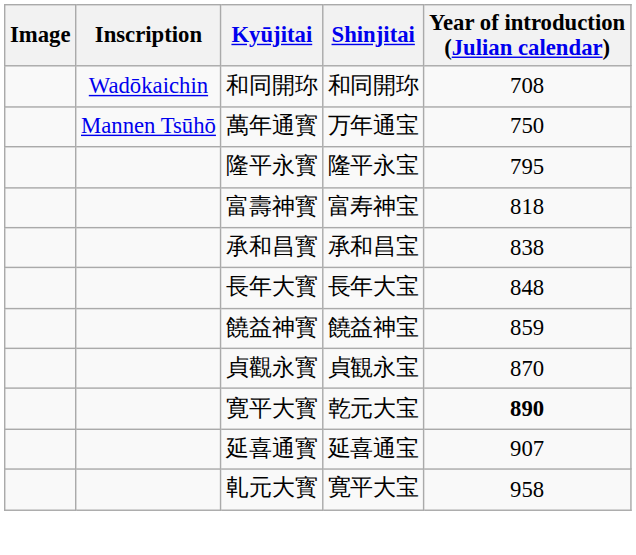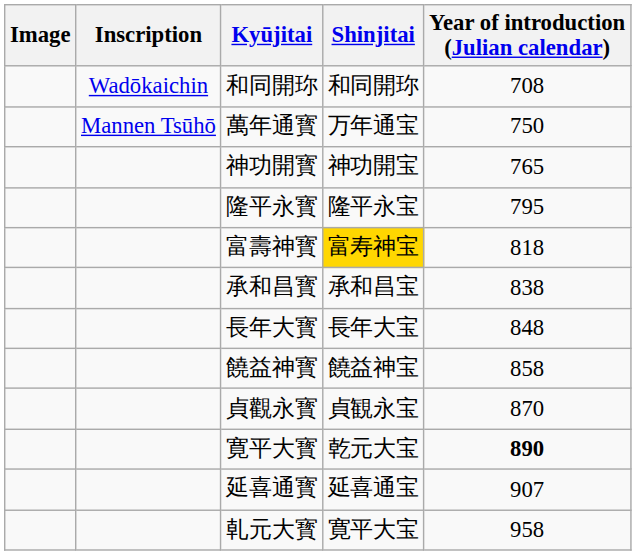+ row: (272, 166)
(373, 206) no background -> (373, 246) gold background
(527, 327) 859 -> (527, 368) 858
